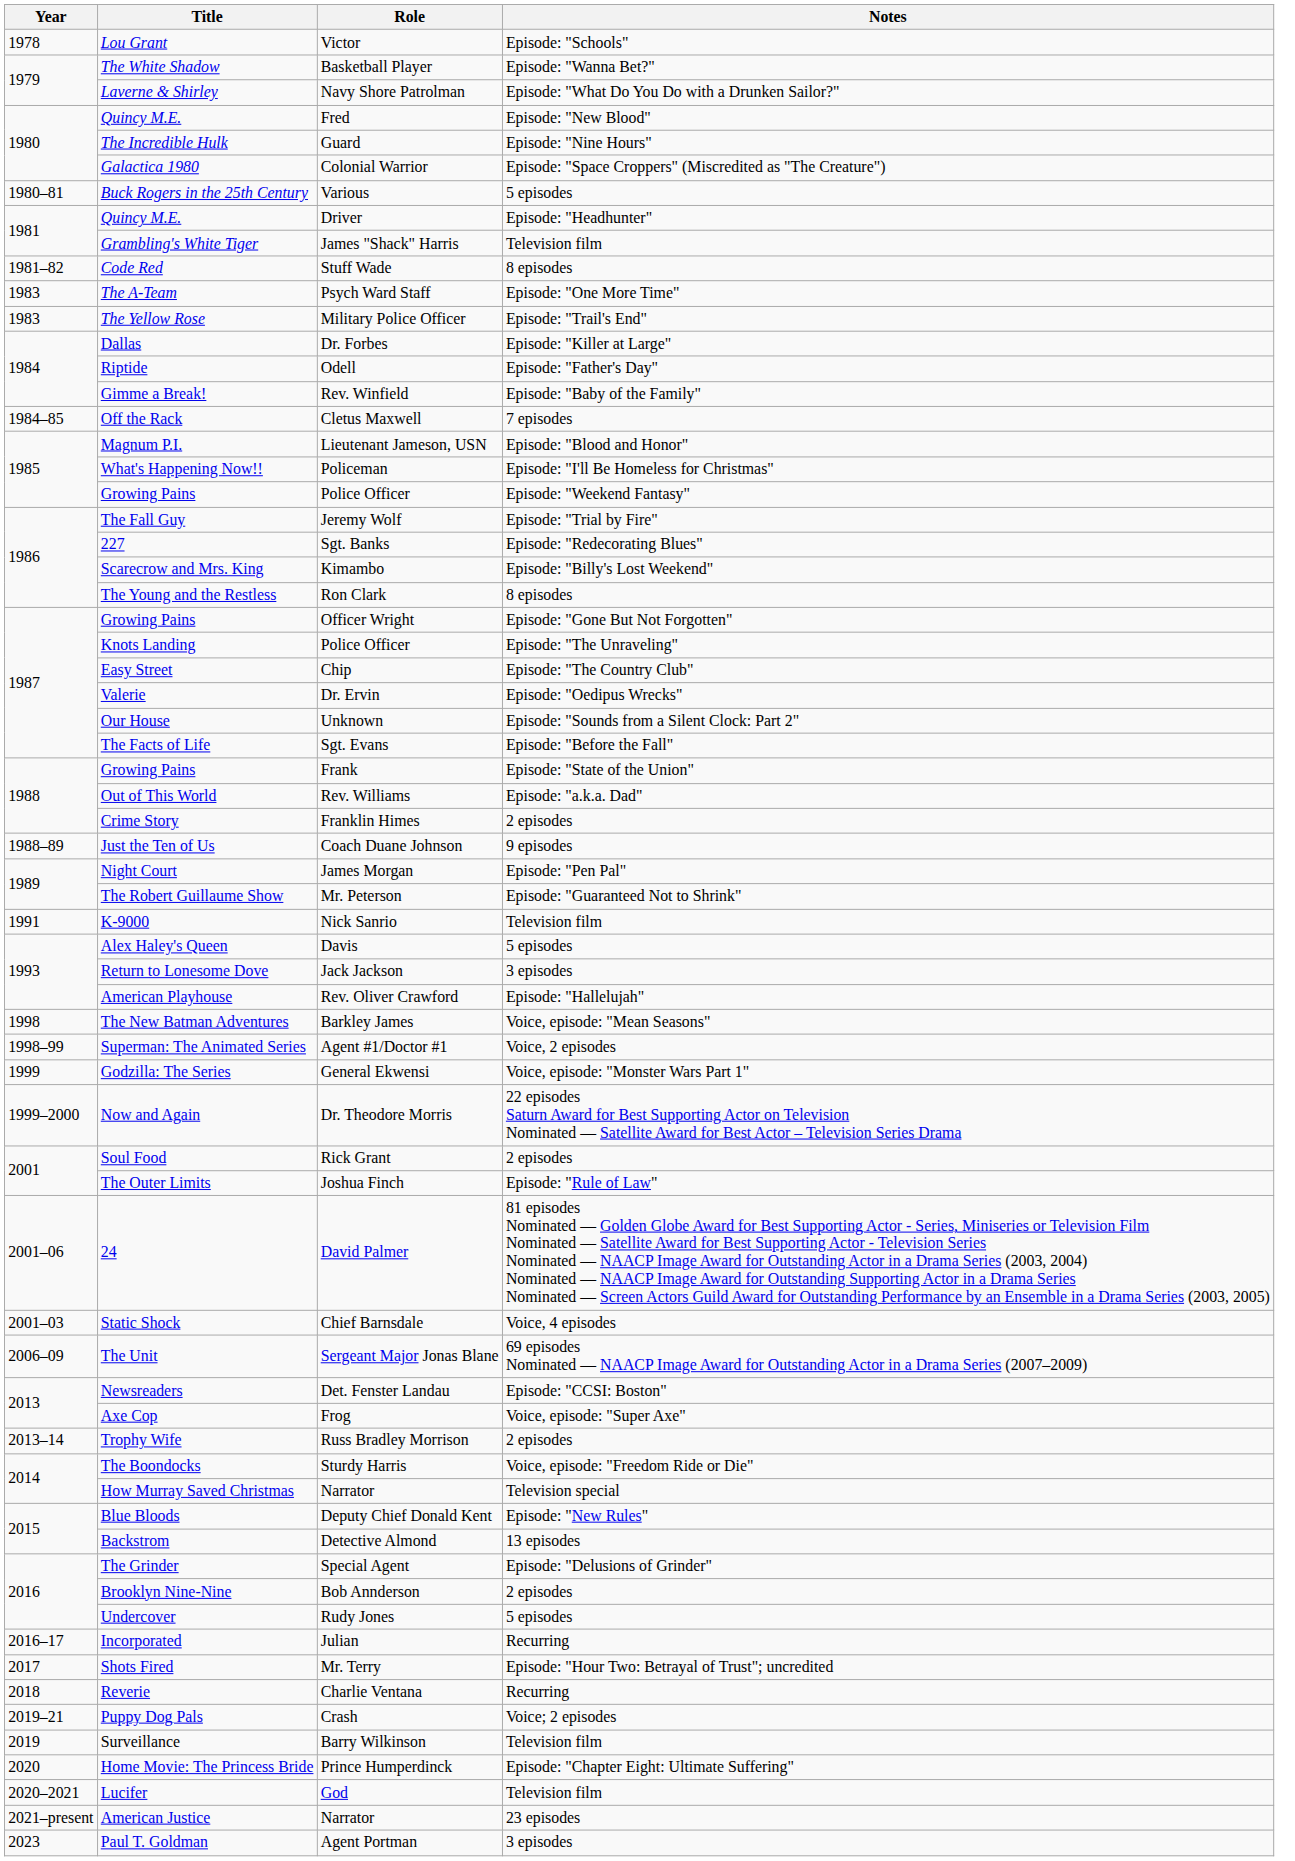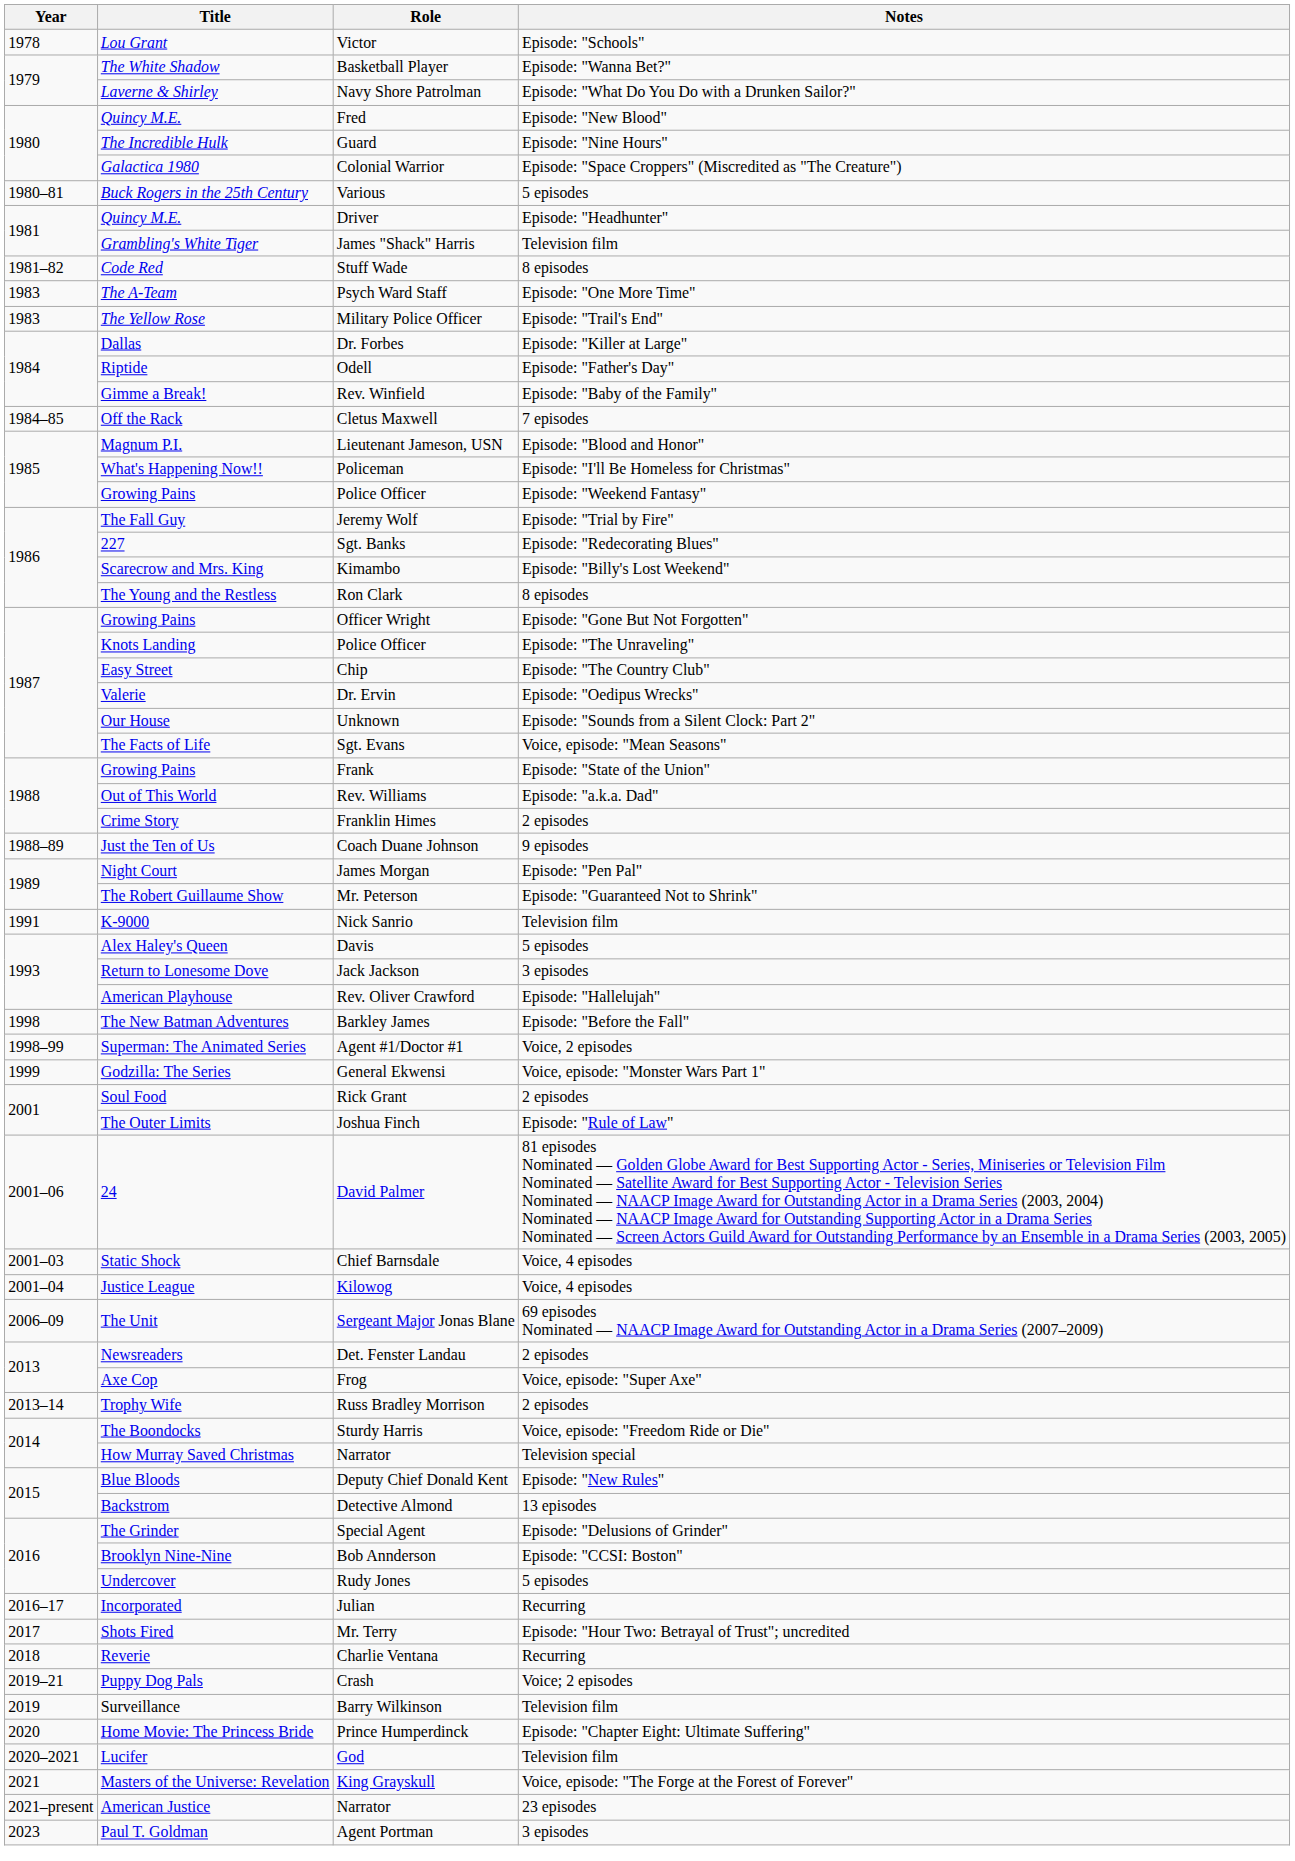(590, 745) Episode: "Before the Fall" -> (624, 745) Voice, episode: "Mean Seasons"
(608, 1021) Voice, episode: "Mean Seasons" -> (606, 1021) Episode: "Before the Fall"
- row: (151, 1115)
+ row: (148, 1286)
(586, 1390) Episode: "CCSI: Boston" -> (555, 1354) 2 episodes
(539, 1591) 2 episodes -> (602, 1555) Episode: "CCSI: Boston"
+ row: (215, 1781)
